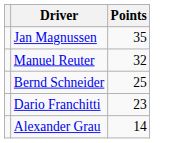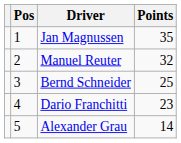+ column: (24, 15)
